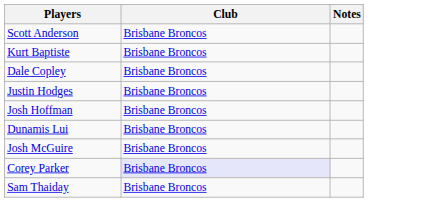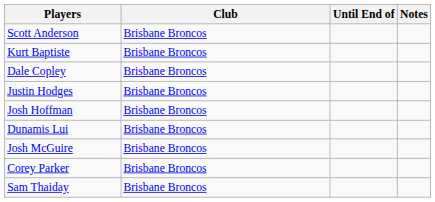+ column: (364, 14)
(165, 168) lavender background -> (165, 168) no background
